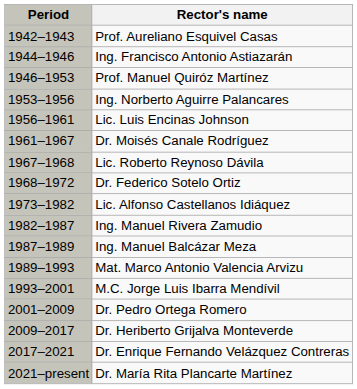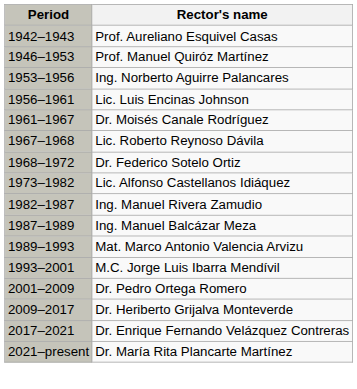- row: (194, 57)
